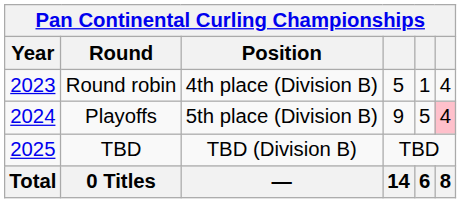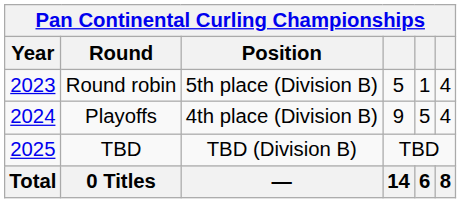(282, 85) 4th place (Division B) -> (282, 85) 5th place (Division B)
(282, 117) 5th place (Division B) -> (282, 117) 4th place (Division B)
(445, 117) pink background -> (445, 117) no background
